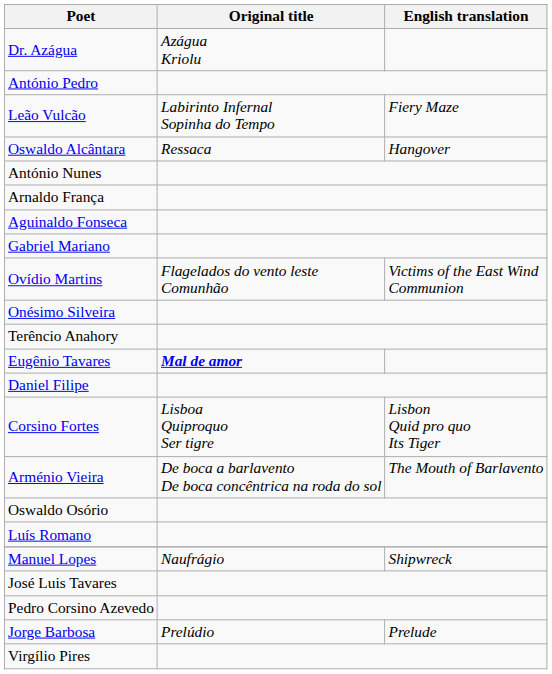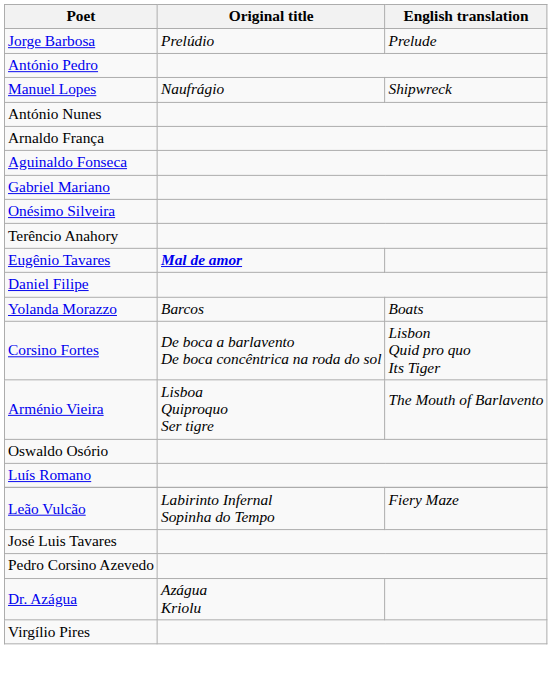rows swapped: (52, 631) <-> (43, 49)
rows swapped: (52, 558) <-> (47, 115)
- row: (67, 148)
- row: (55, 279)
+ row: (62, 308)
(194, 426) Lisboa Quiproquo Ser tigre -> (271, 350) De boca a barlavento De boca concêntrica na roda do sol
(271, 477) De boca a barlavento De boca concêntrica na roda do sol -> (194, 409) Lisboa Quiproquo Ser tigre
